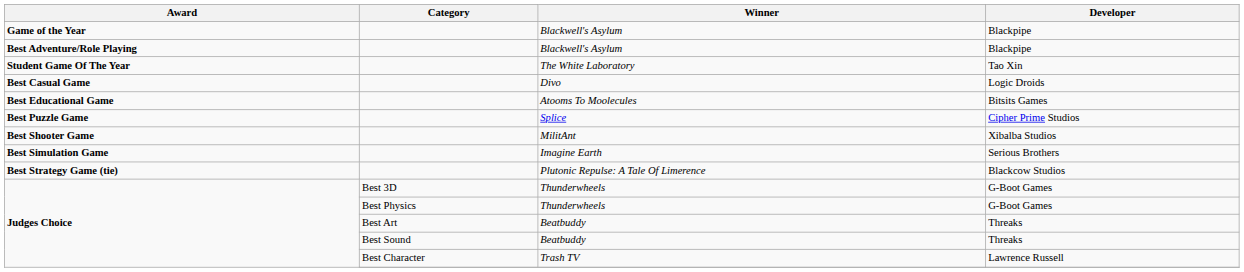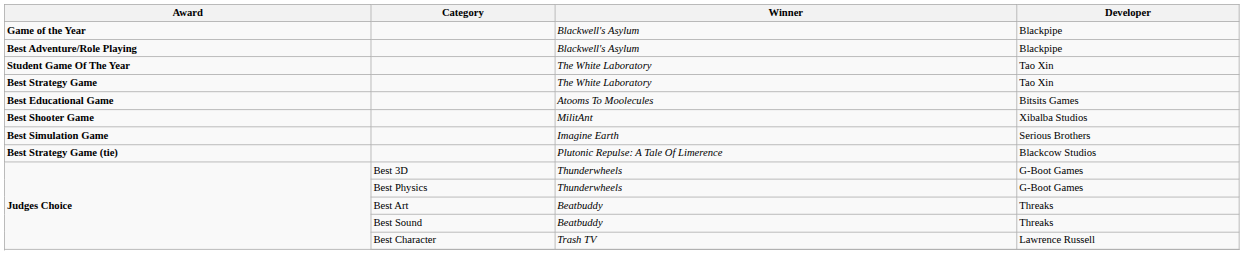+ row: (52, 82)
- row: (48, 82)
- row: (48, 117)
